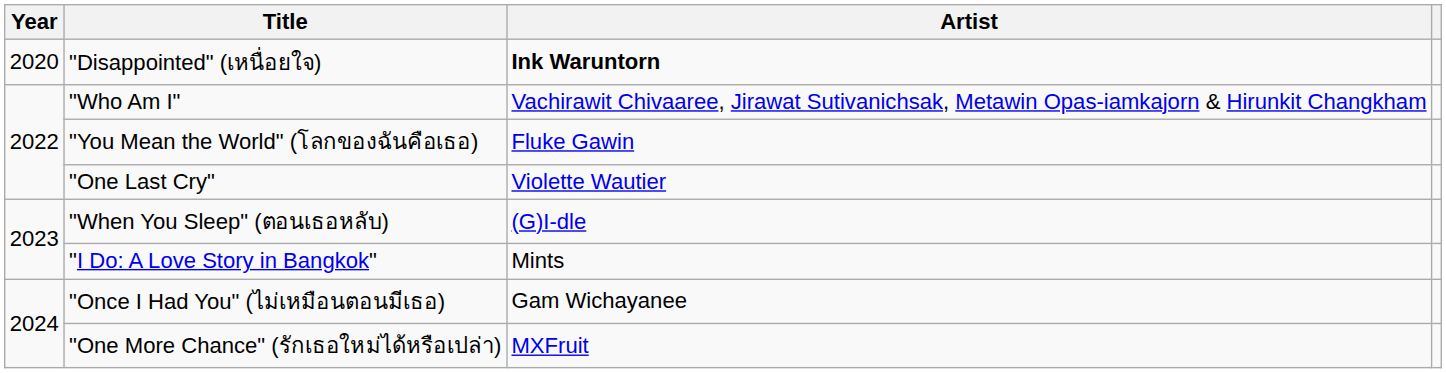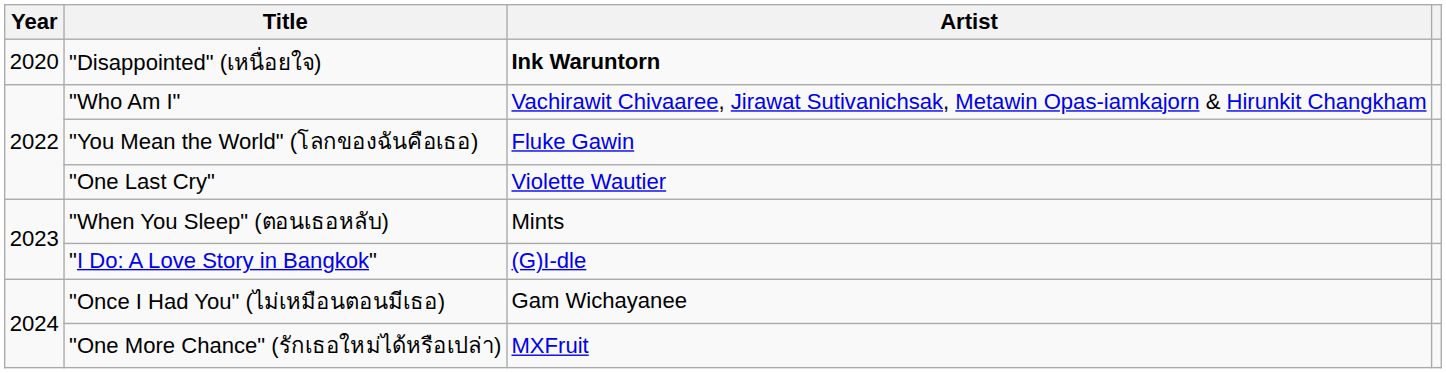(549, 221) (G)I-dle -> (538, 221) Mints
(538, 261) Mints -> (549, 261) (G)I-dle
